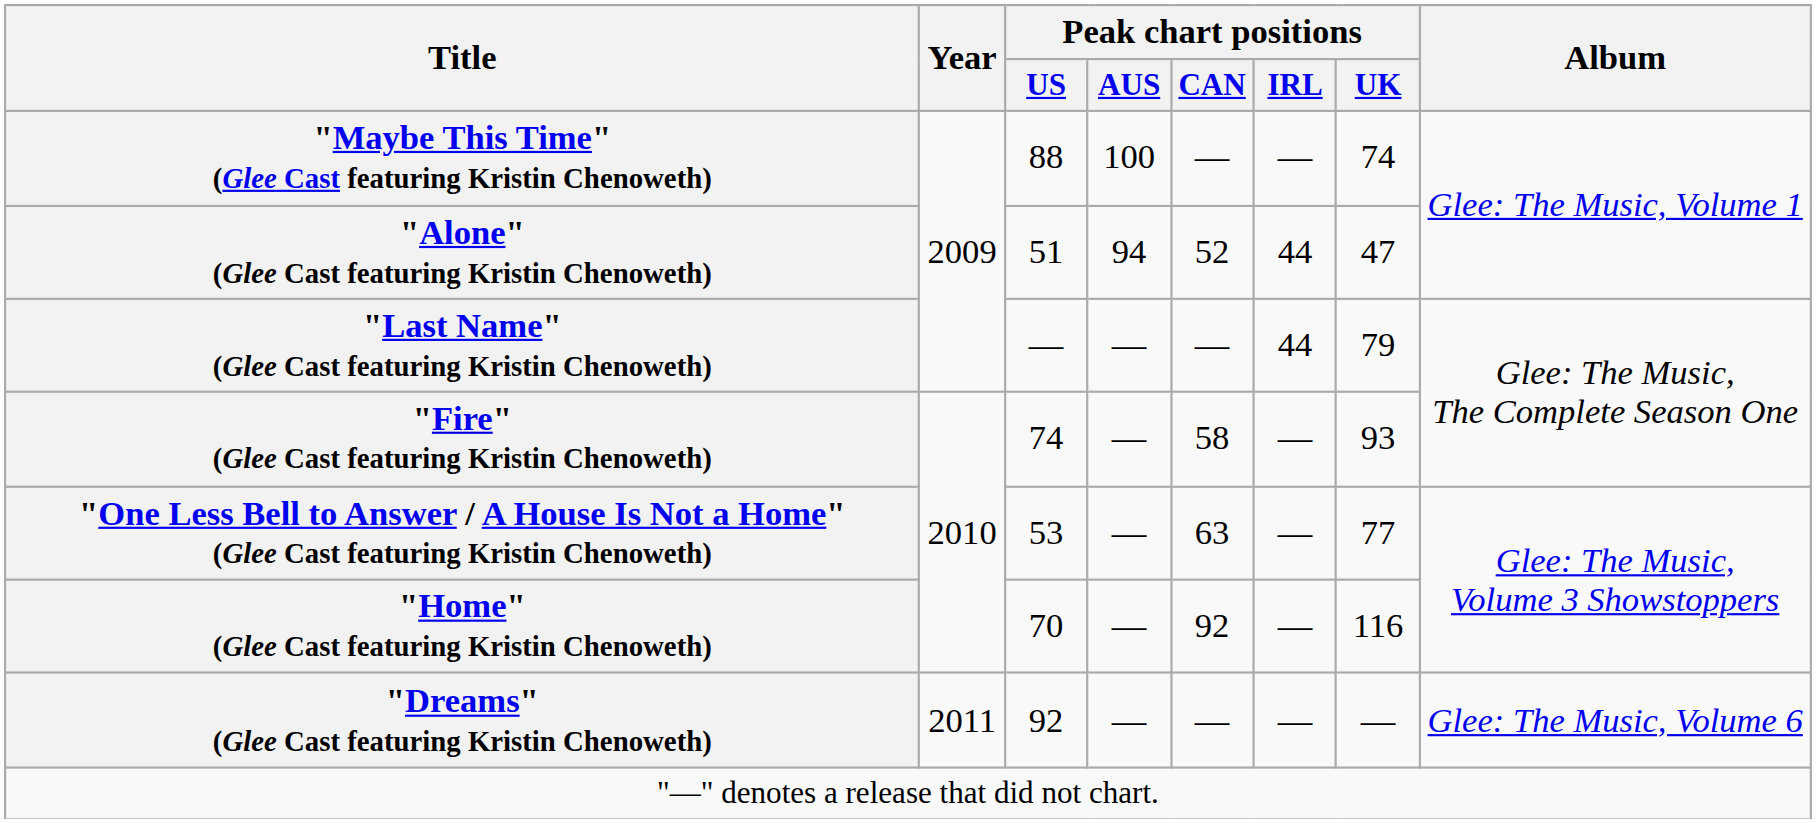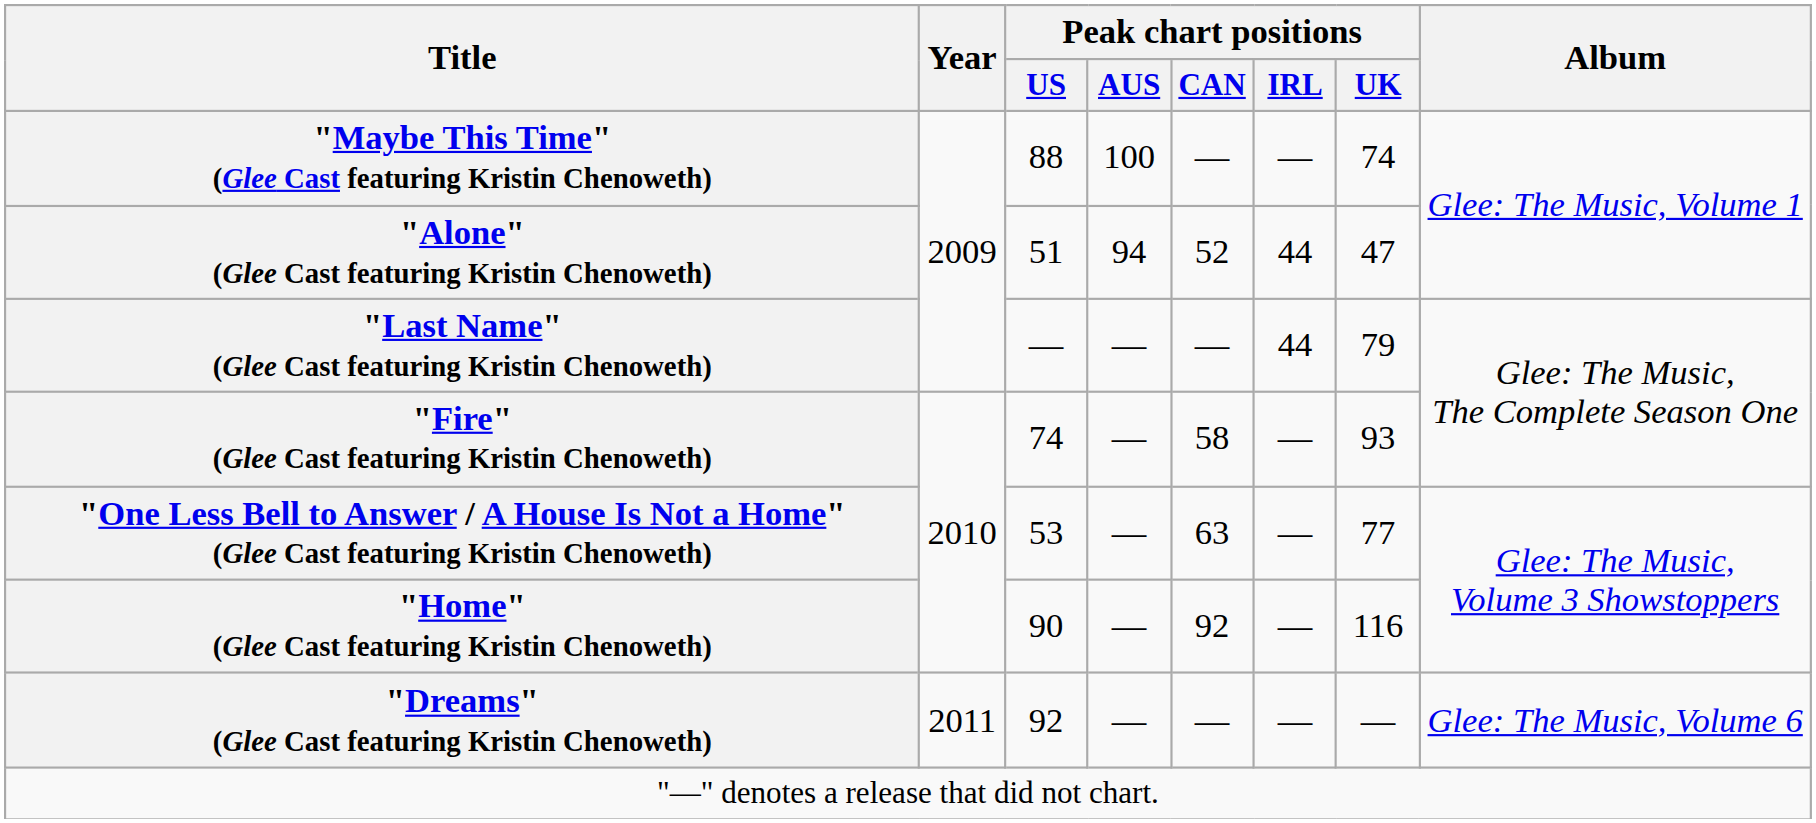(1046, 625) 70 -> (1046, 625) 90
